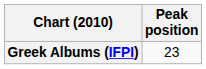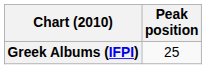(172, 52) 23 -> (172, 52) 25
